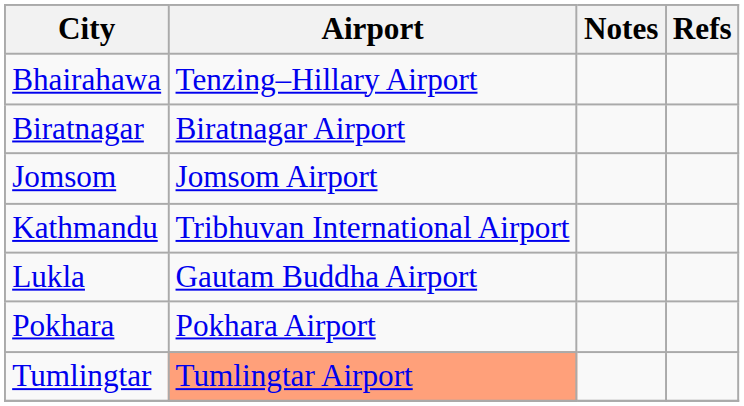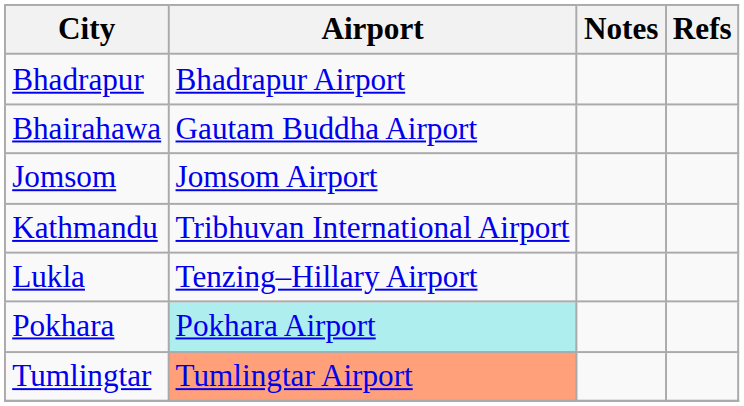+ row: (78, 78)
(327, 78) Tenzing–Hillary Airport -> (326, 128) Gautam Buddha Airport
- row: (78, 128)
(326, 276) Gautam Buddha Airport -> (327, 276) Tenzing–Hillary Airport
(276, 326) no background -> (276, 326) paleturquoise background
